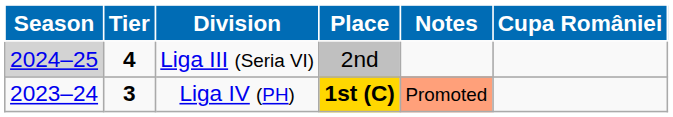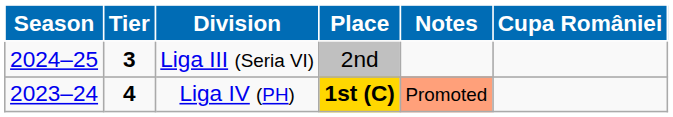(54, 59) lightgrey background -> (54, 59) no background
(129, 59) 4 -> (129, 59) 3
(129, 94) 3 -> (129, 94) 4
